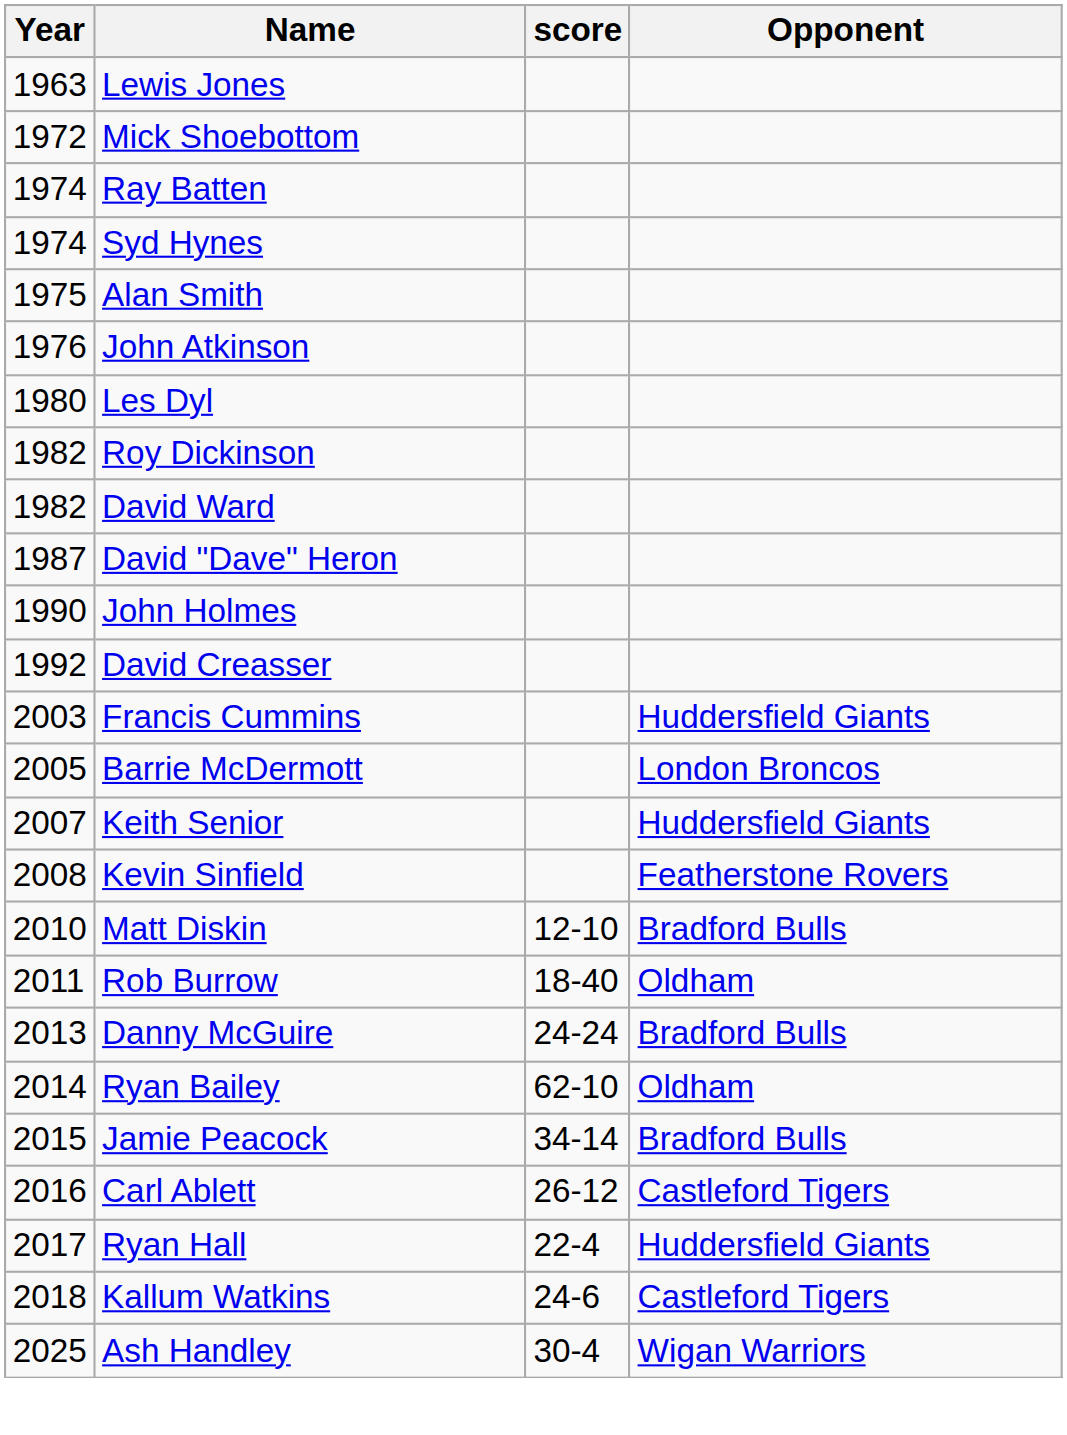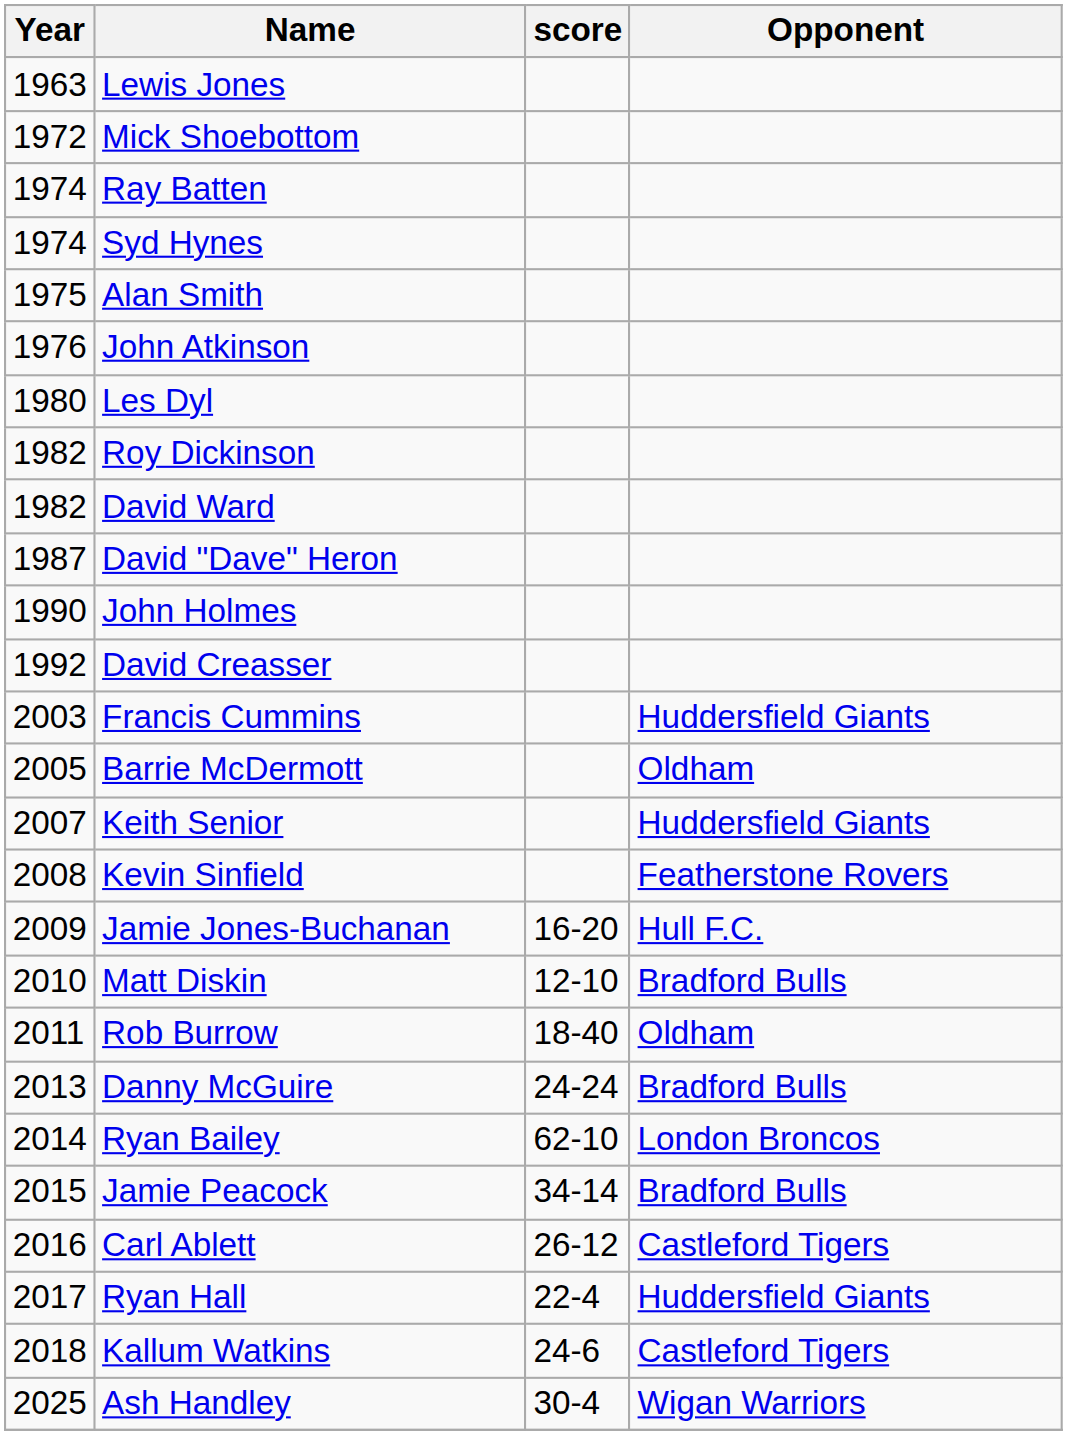(759, 769) London Broncos -> (696, 769) Oldham
+ row: (276, 928)
(696, 1086) Oldham -> (759, 1139) London Broncos
